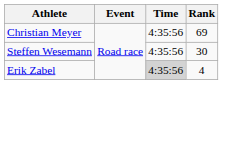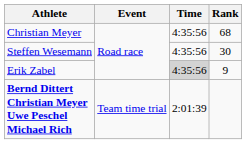(202, 33) 69 -> (225, 33) 68
(202, 70) 4 -> (225, 70) 9
+ row: (47, 109)
